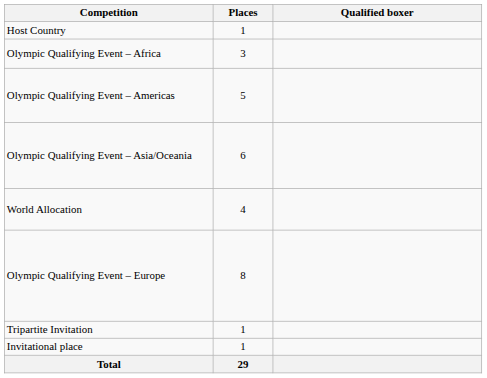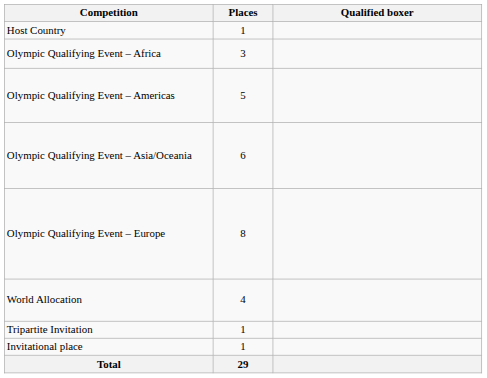rows swapped: (86, 275) <-> (44, 209)
